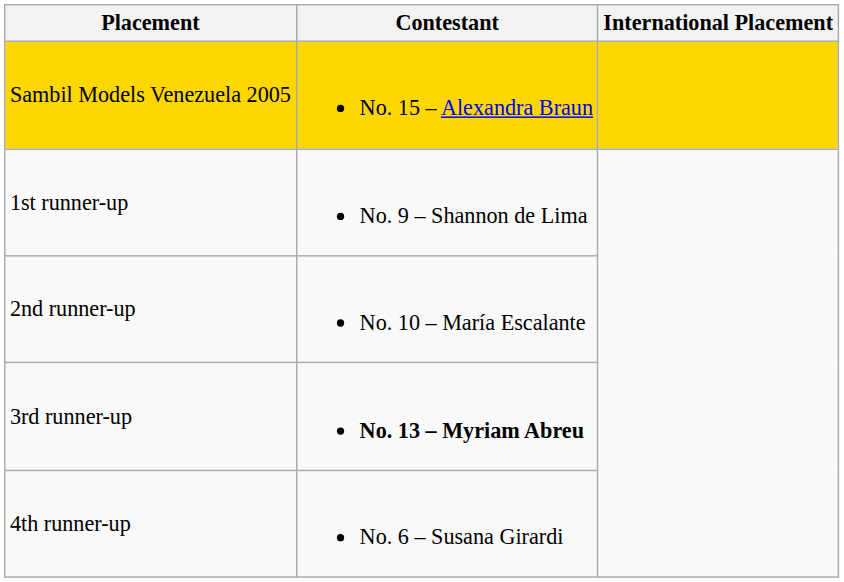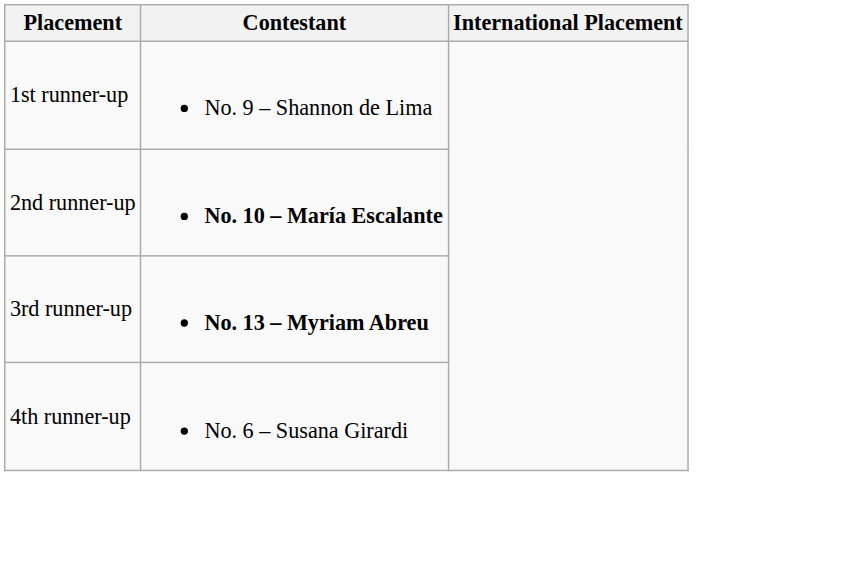- row: (150, 94)
(447, 323) normal -> (294, 215) bold
